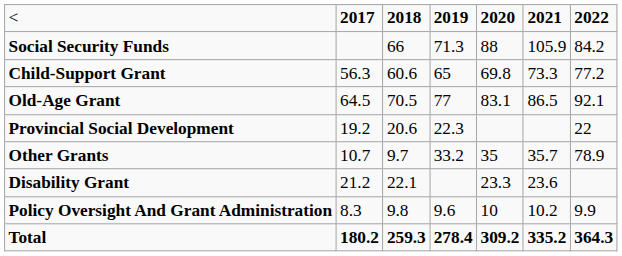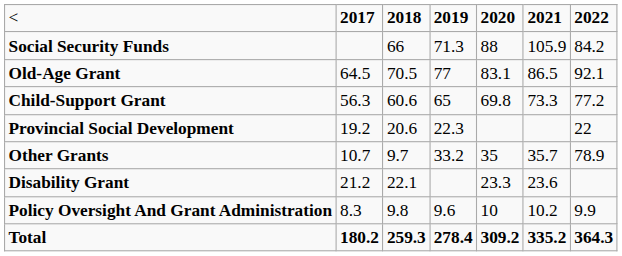rows swapped: (64, 100) <-> (87, 73)
